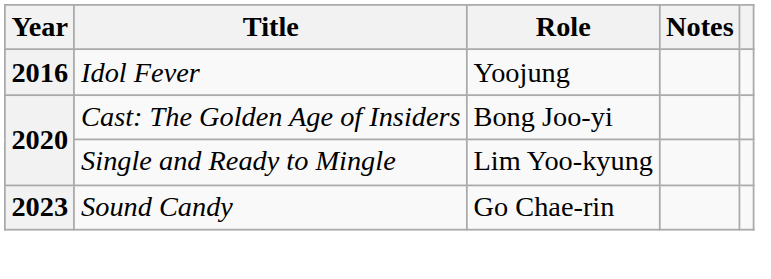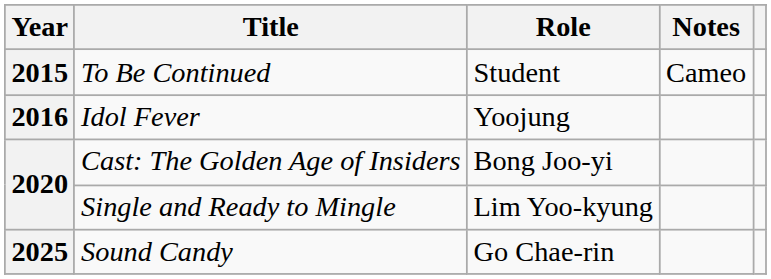+ row: (176, 71)
(40, 206) 2023 -> (40, 251) 2025
